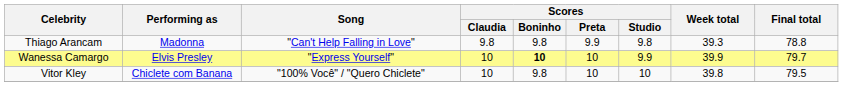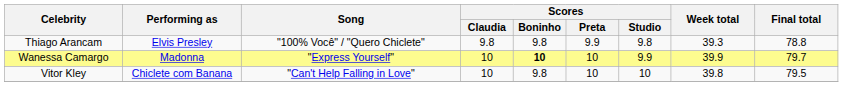(182, 43) Madonna -> (182, 43) Elvis Presley
(351, 43) "Can't Help Falling in Love" -> (351, 43) "100% Você" / "Quero Chiclete"
(182, 58) Elvis Presley -> (182, 58) Madonna
(351, 73) "100% Você" / "Quero Chiclete" -> (351, 73) "Can't Help Falling in Love"
